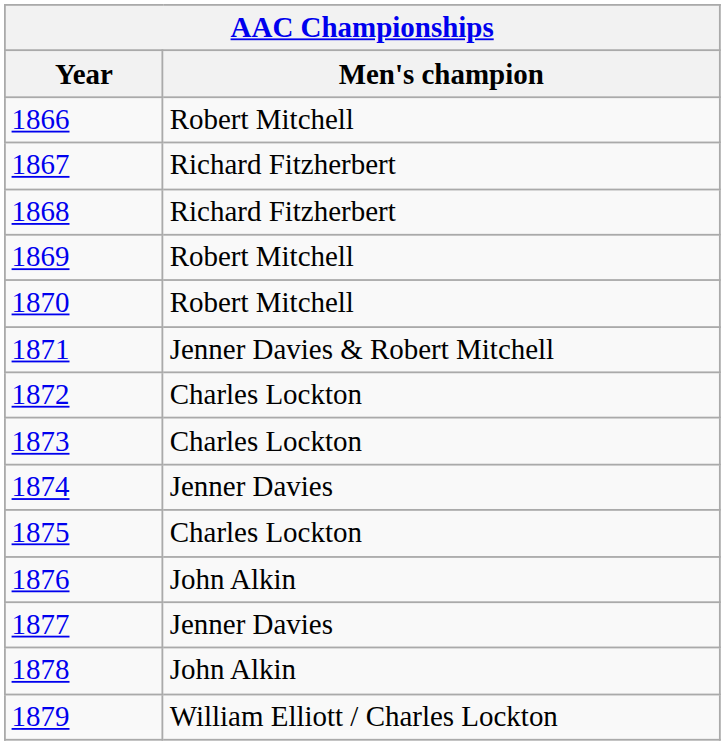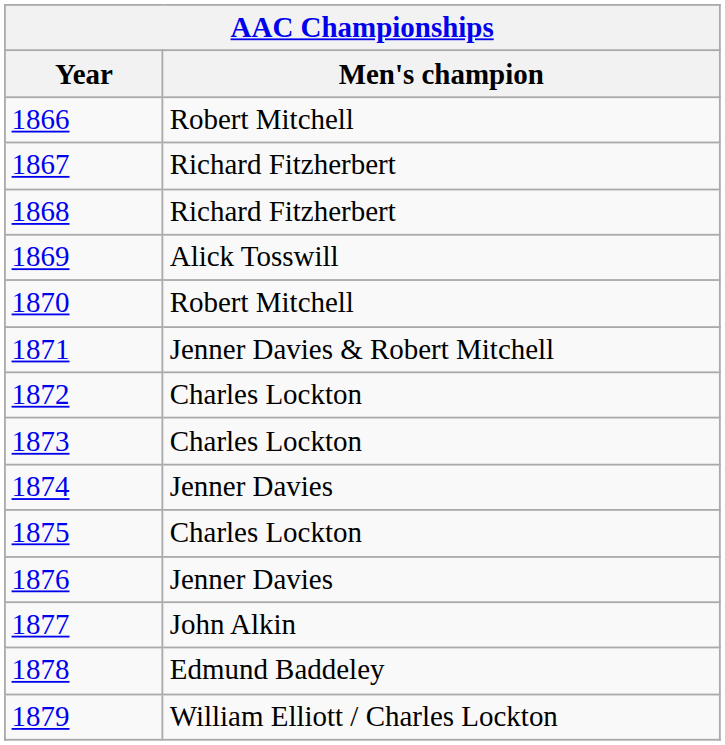(262, 257) Robert Mitchell -> (254, 257) Alick Tosswill
(233, 578) John Alkin -> (251, 578) Jenner Davies
(251, 624) Jenner Davies -> (233, 624) John Alkin
(233, 670) John Alkin -> (277, 670) Edmund Baddeley
